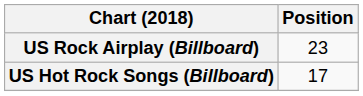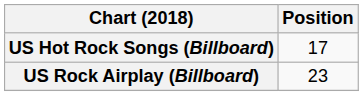rows swapped: (141, 76) <-> (141, 47)
